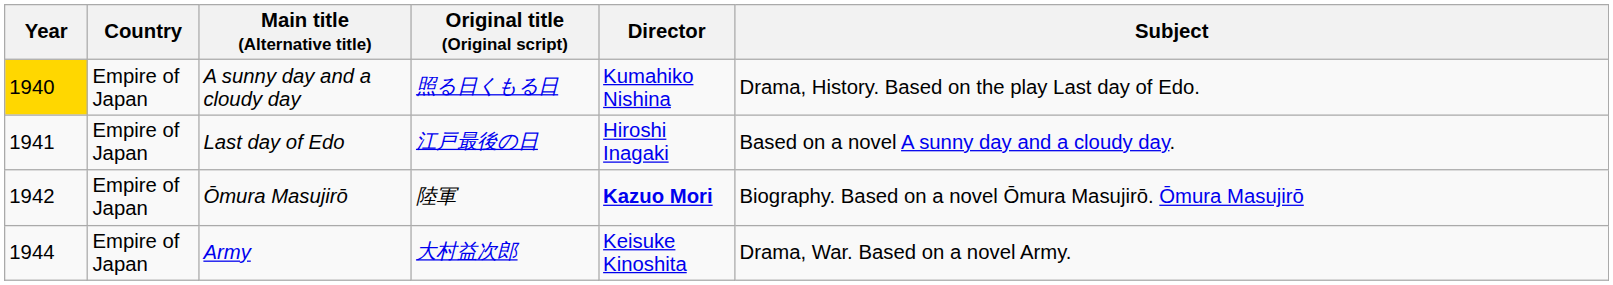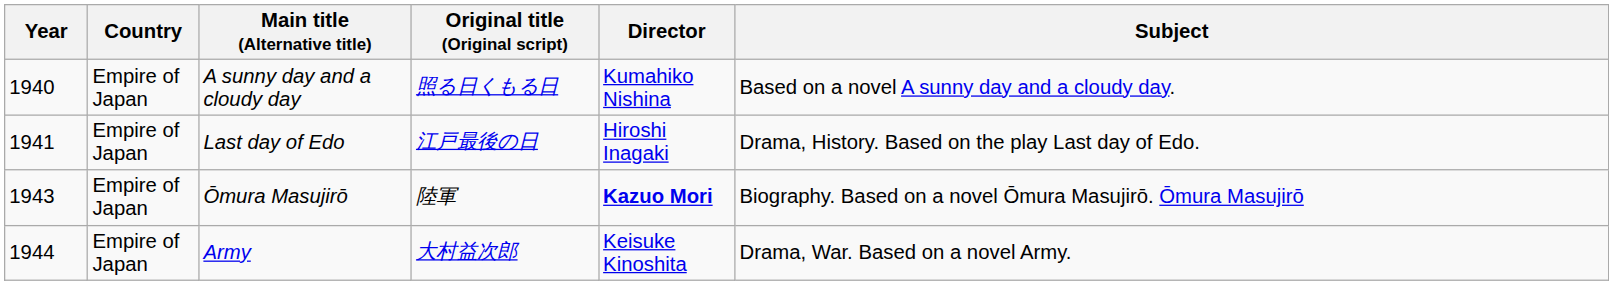(32, 87) gold background -> (32, 87) no background
(970, 87) Drama, History. Based on the play Last day of Edo. -> (957, 87) Based on a novel A sunny day and a cloudy day.
(957, 142) Based on a novel A sunny day and a cloudy day. -> (970, 142) Drama, History. Based on the play Last day of Edo.
(32, 197) 1942 -> (32, 197) 1943
